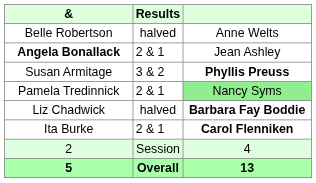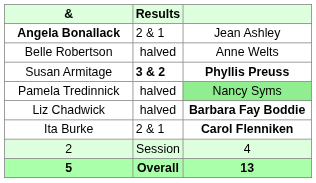rows swapped: (69, 52) <-> (69, 33)
(150, 71) normal -> (150, 71) bold
(150, 91) 2 & 1 -> (158, 91) halved
